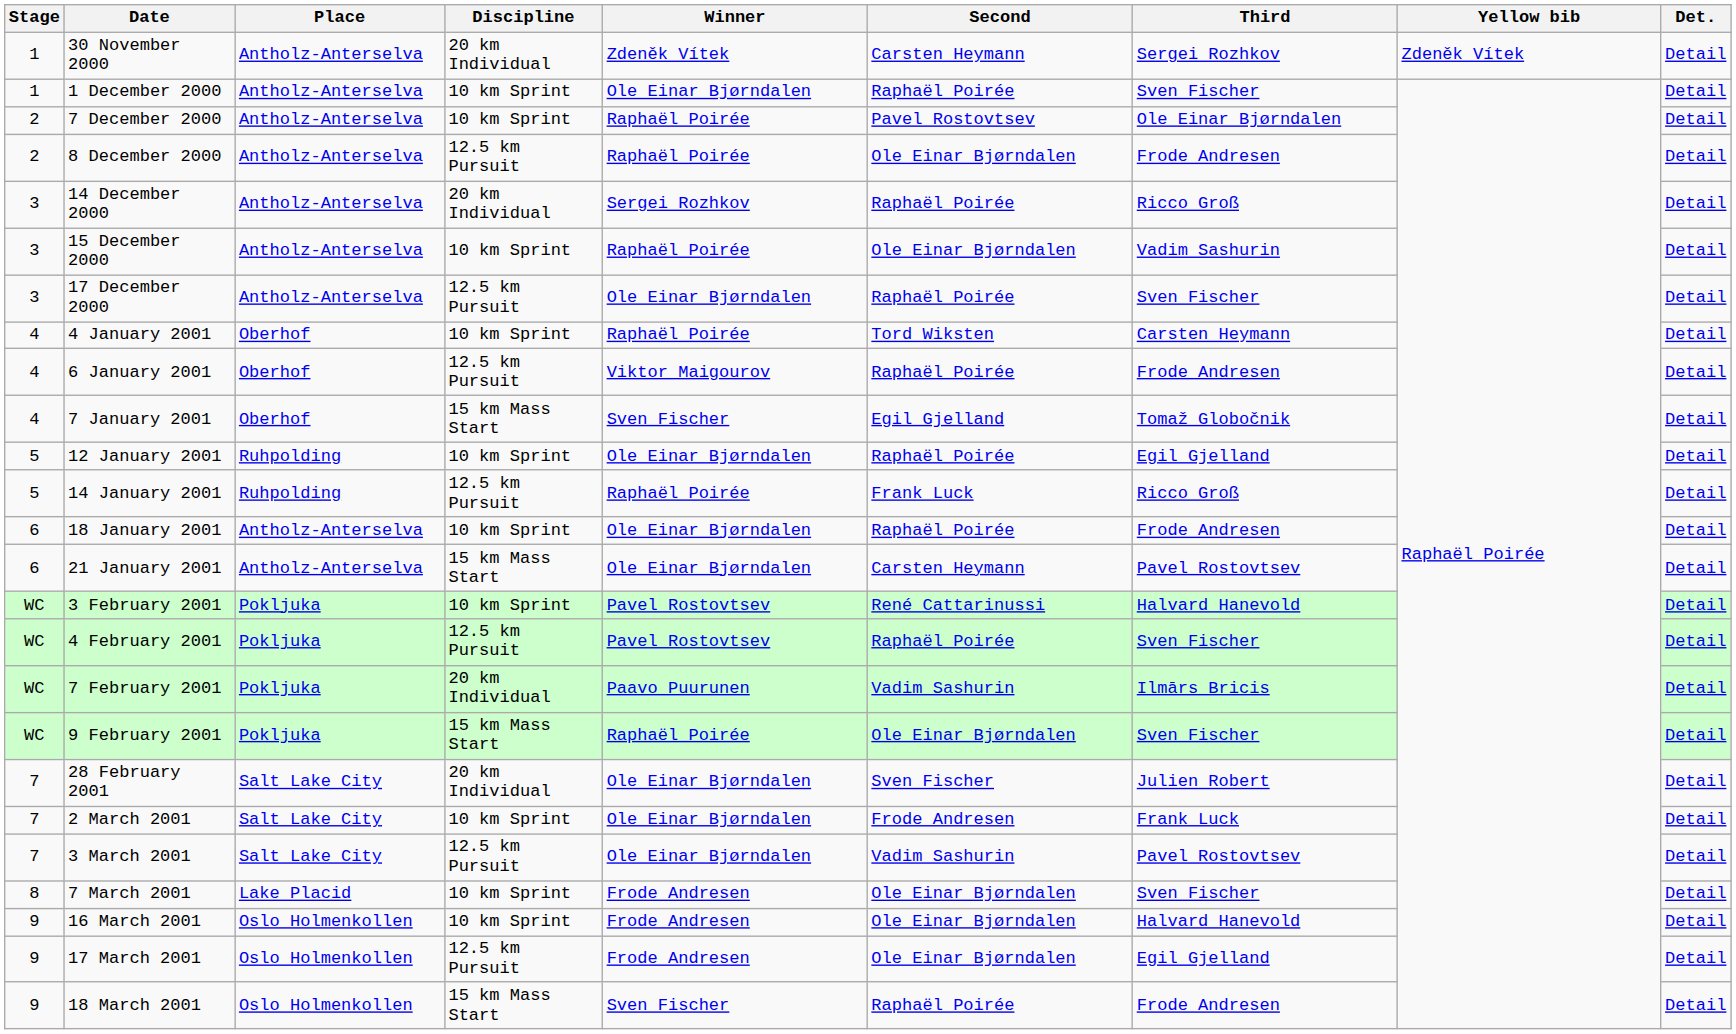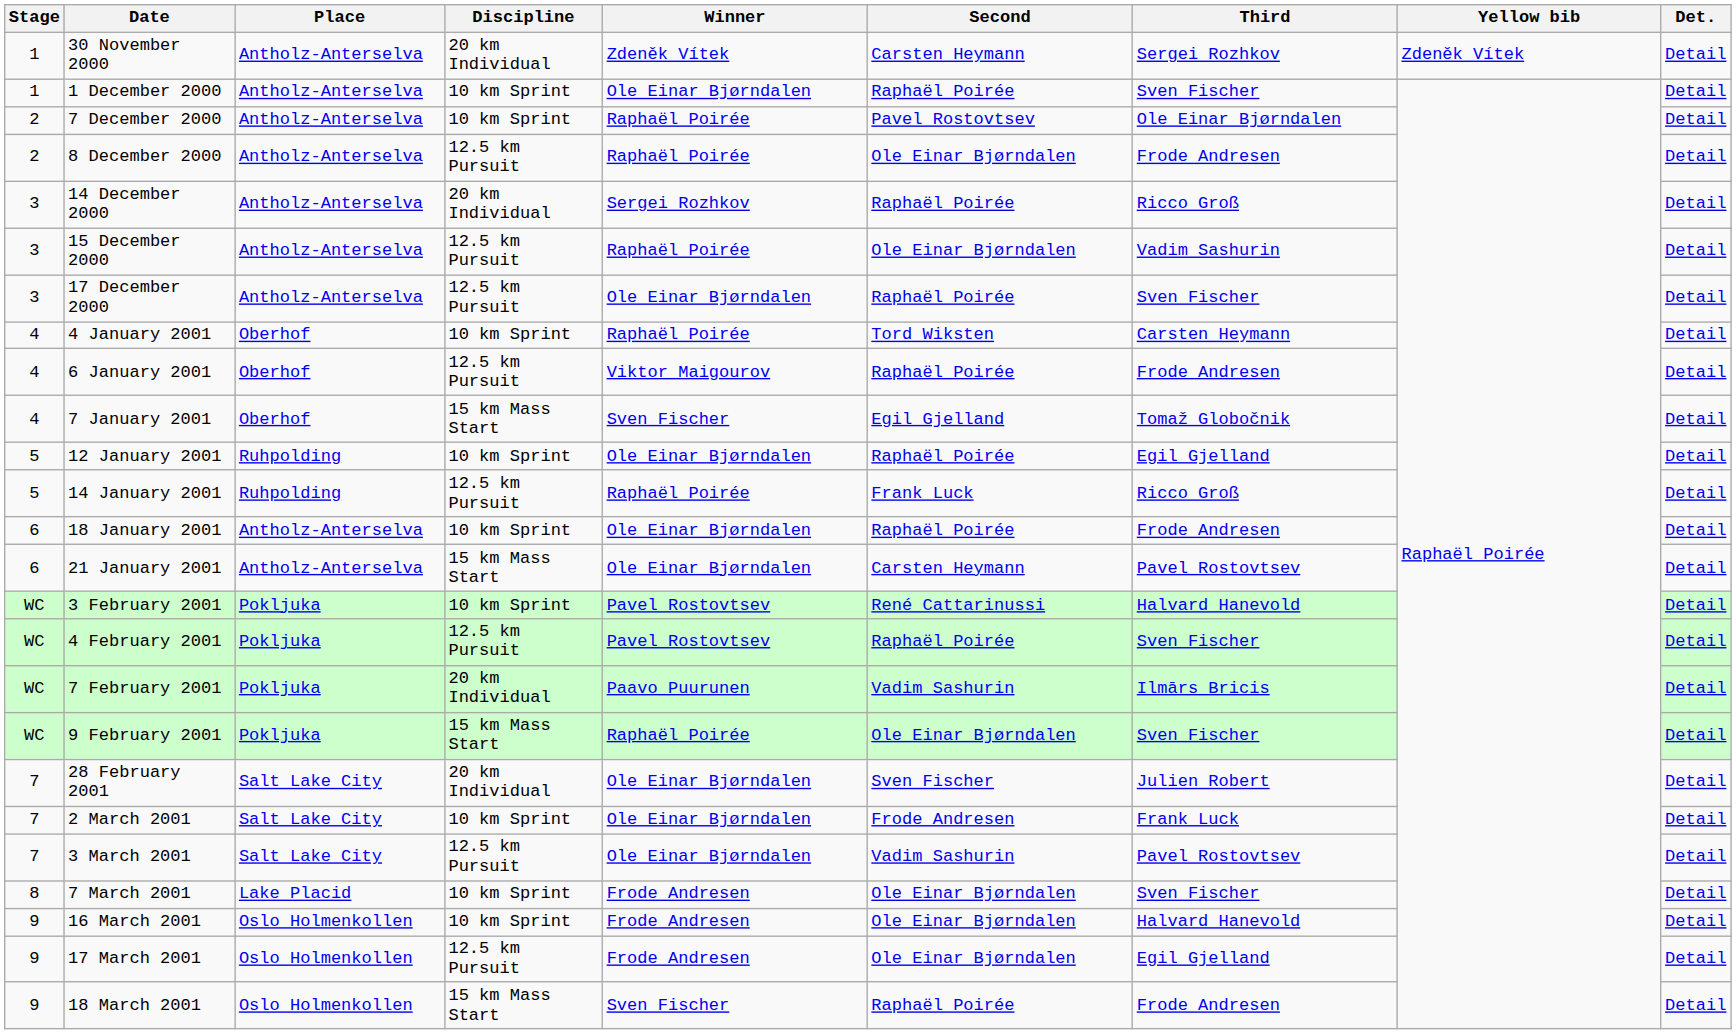(510, 251) 10 km Sprint -> (484, 251) 12.5 km Pursuit
